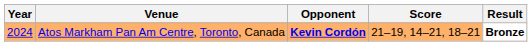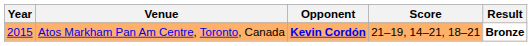(20, 32) 2024 -> (20, 32) 2015
